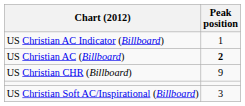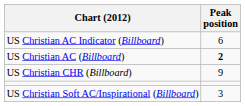(221, 40) 1 -> (221, 40) 6
